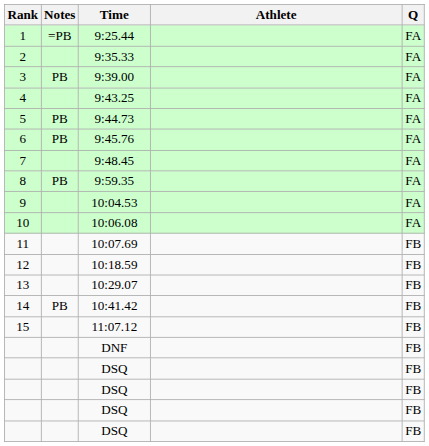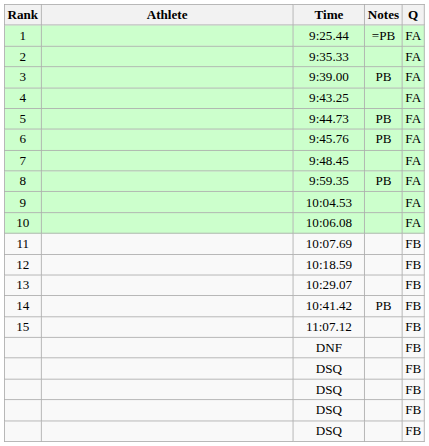columns swapped: (276, 14) <-> (60, 14)
